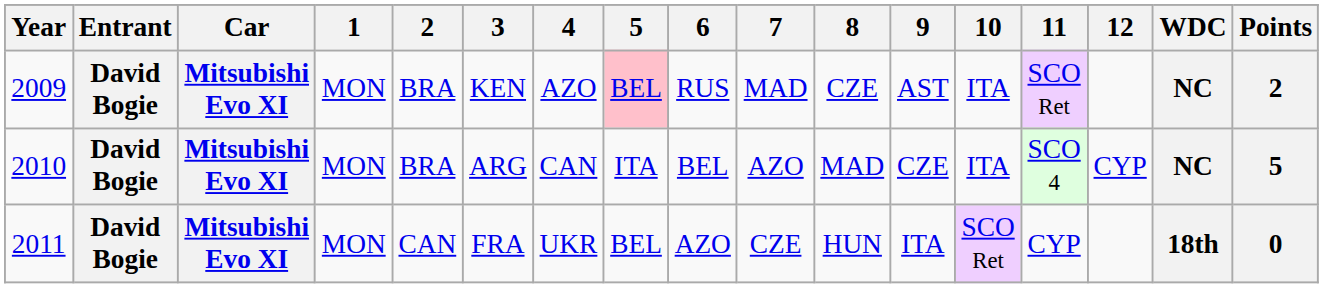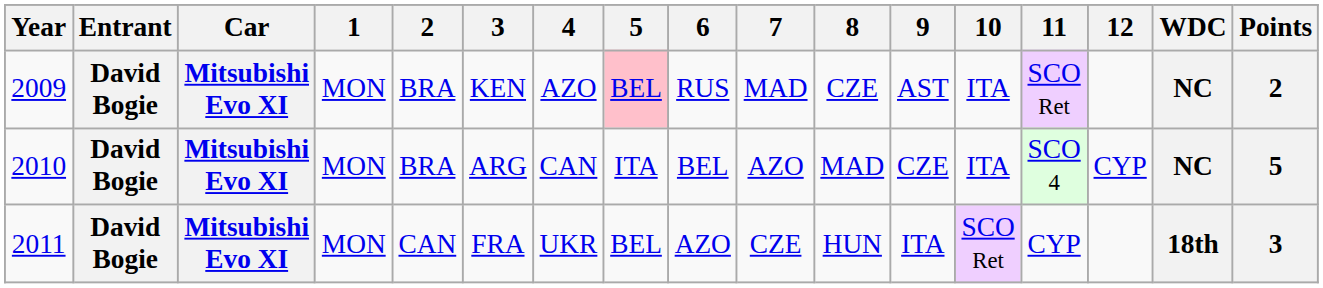(1276, 243) 0 -> (1276, 243) 3
